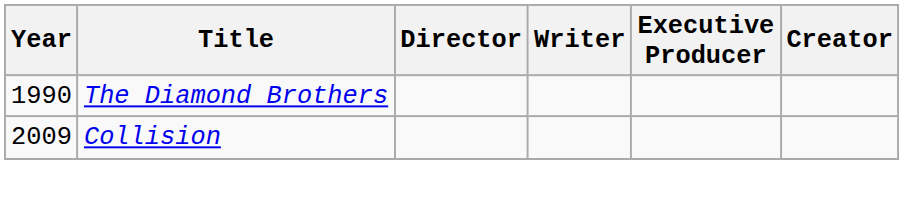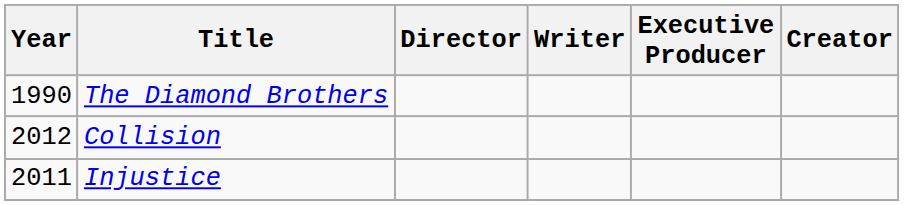(41, 138) 2009 -> (41, 138) 2012
+ row: (152, 179)
